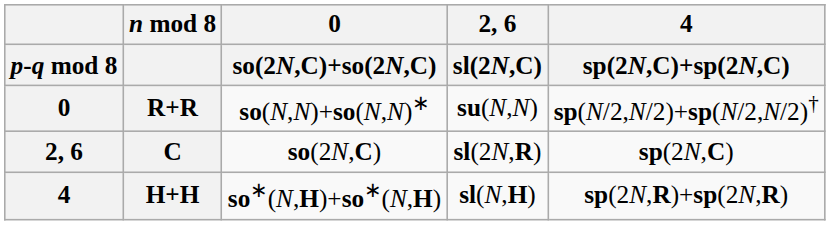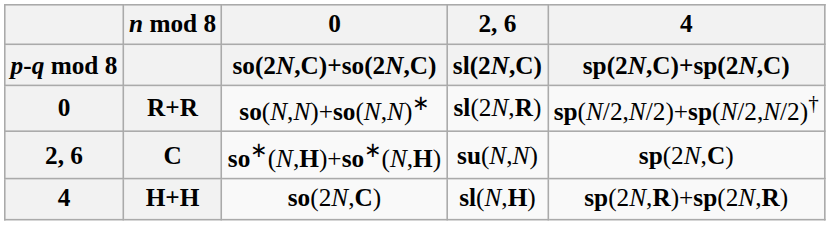(497, 108) su(N,N) -> (497, 108) sl(2N,R)
(334, 151) so(2N,C) -> (334, 155) so∗(N,H)+so∗(N,H)
(497, 151) sl(2N,R) -> (497, 155) su(N,N)
(334, 195) so∗(N,H)+so∗(N,H) -> (334, 198) so(2N,C)
